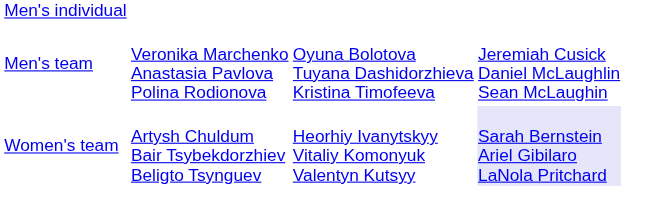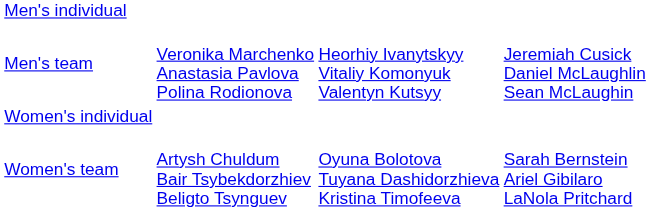(383, 73) Oyuna Bolotova Tuyana Dashidorzhieva Kristina Timofeeva -> (391, 73) Heorhiy Ivanytskyy Vitaliy Komonyuk Valentyn Kutsyy
+ row: (78, 116)
(365, 155) Heorhiy Ivanytskyy Vitaliy Komonyuk Valentyn Kutsyy -> (409, 179) Oyuna Bolotova Tuyana Dashidorzhieva Kristina Timofeeva
(542, 155) lavender background -> (568, 179) no background
